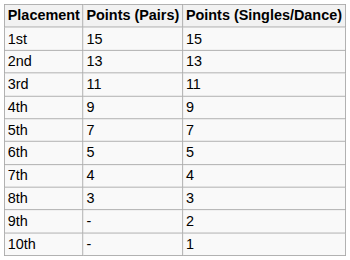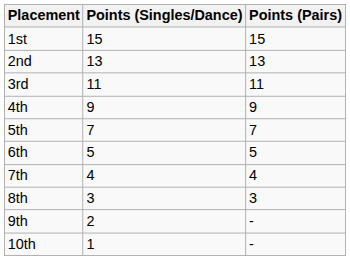columns swapped: (264, 15) <-> (133, 15)
